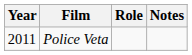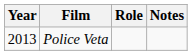(22, 38) 2011 -> (22, 38) 2013
